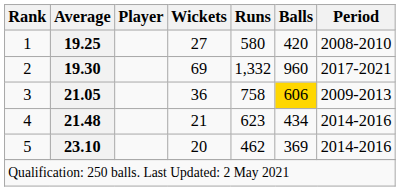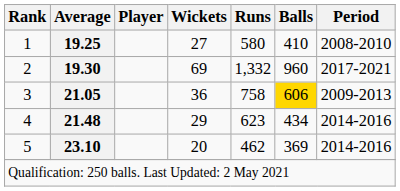(296, 43) 420 -> (296, 43) 410
(199, 120) 21 -> (199, 120) 29
